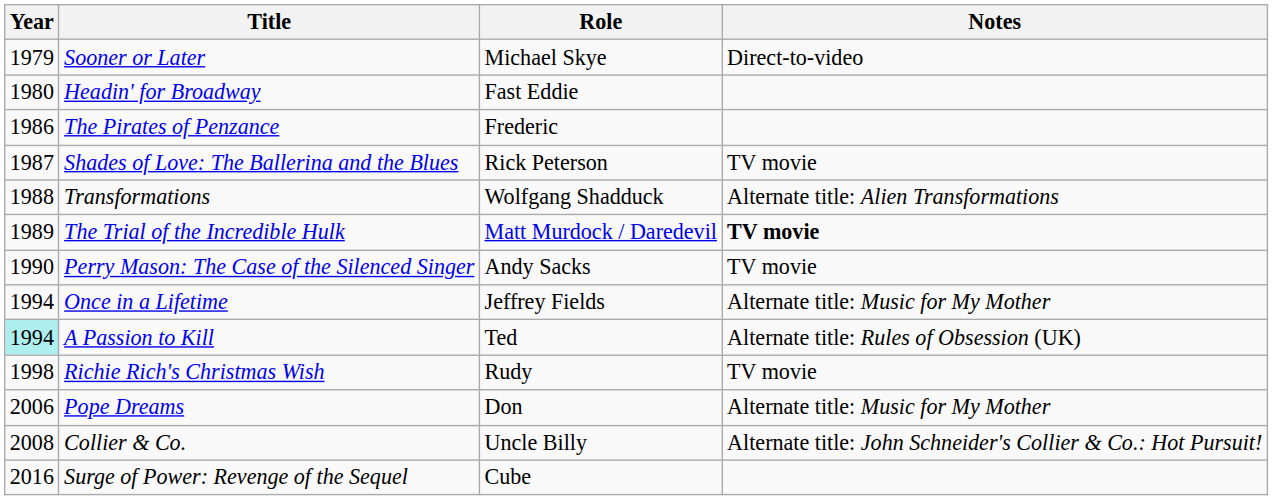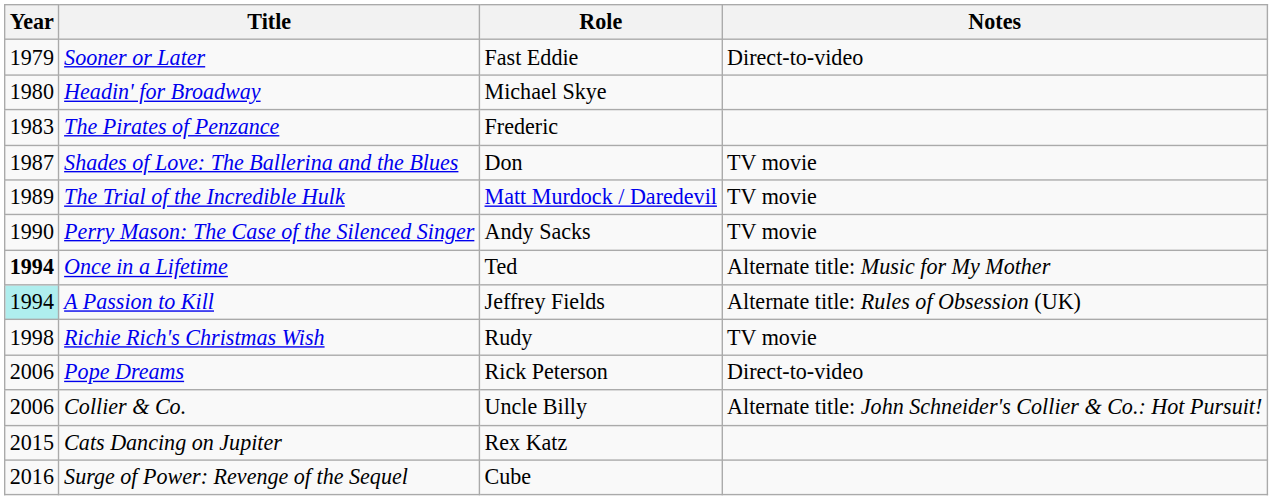(546, 57) Michael Skye -> (531, 57) Fast Eddie
(531, 92) Fast Eddie -> (546, 92) Michael Skye
(32, 127) 1986 -> (32, 127) 1983
(546, 162) Rick Peterson -> (504, 162) Don
- row: (137, 197)
(773, 232) bold -> (772, 197) normal
(32, 302) normal -> (32, 267) bold
(545, 302) Jeffrey Fields -> (501, 267) Ted
(501, 337) Ted -> (545, 302) Jeffrey Fields
(504, 407) Don -> (546, 372) Rick Peterson
(889, 407) Alternate title: Music for My Mother -> (795, 372) Direct-to-video
(32, 442) 2008 -> (32, 407) 2006
+ row: (173, 442)
